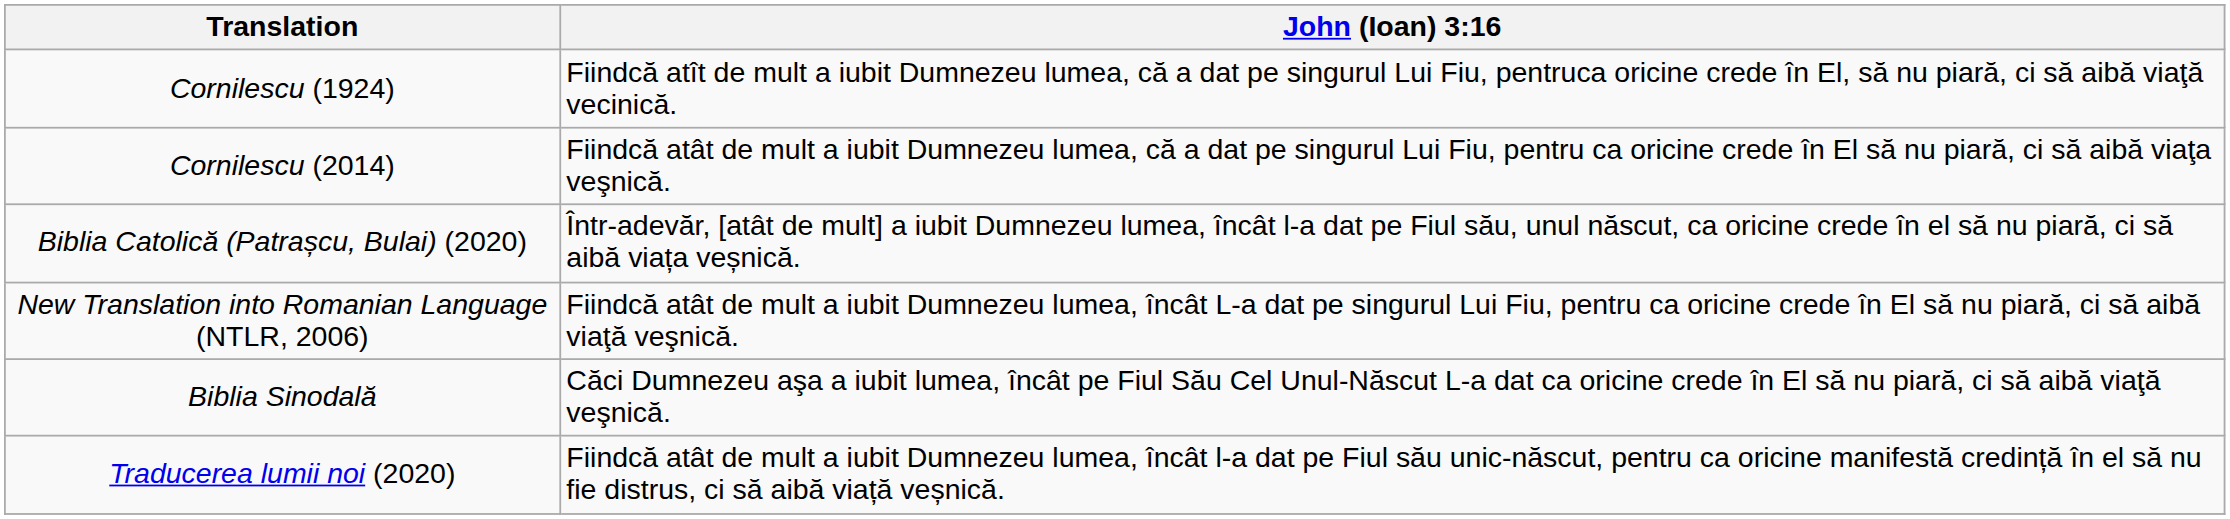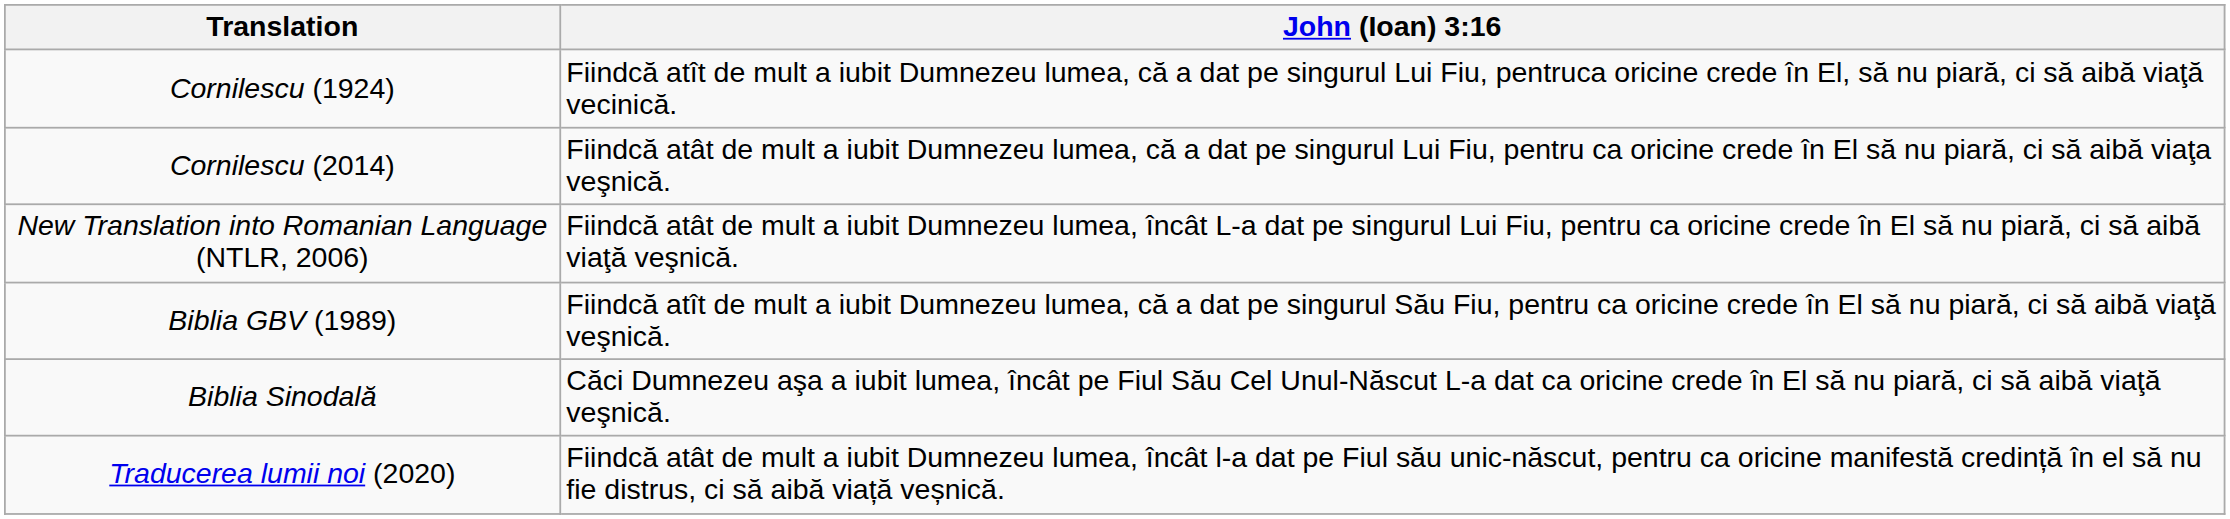- row: (282, 242)
+ row: (282, 319)
